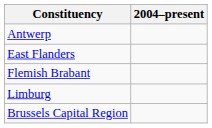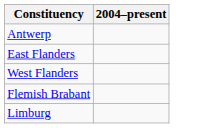+ row: (43, 73)
- row: (68, 113)
